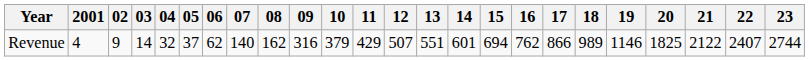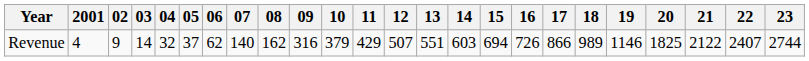(464, 42) 601 -> (464, 42) 603
(527, 42) 762 -> (527, 42) 726
